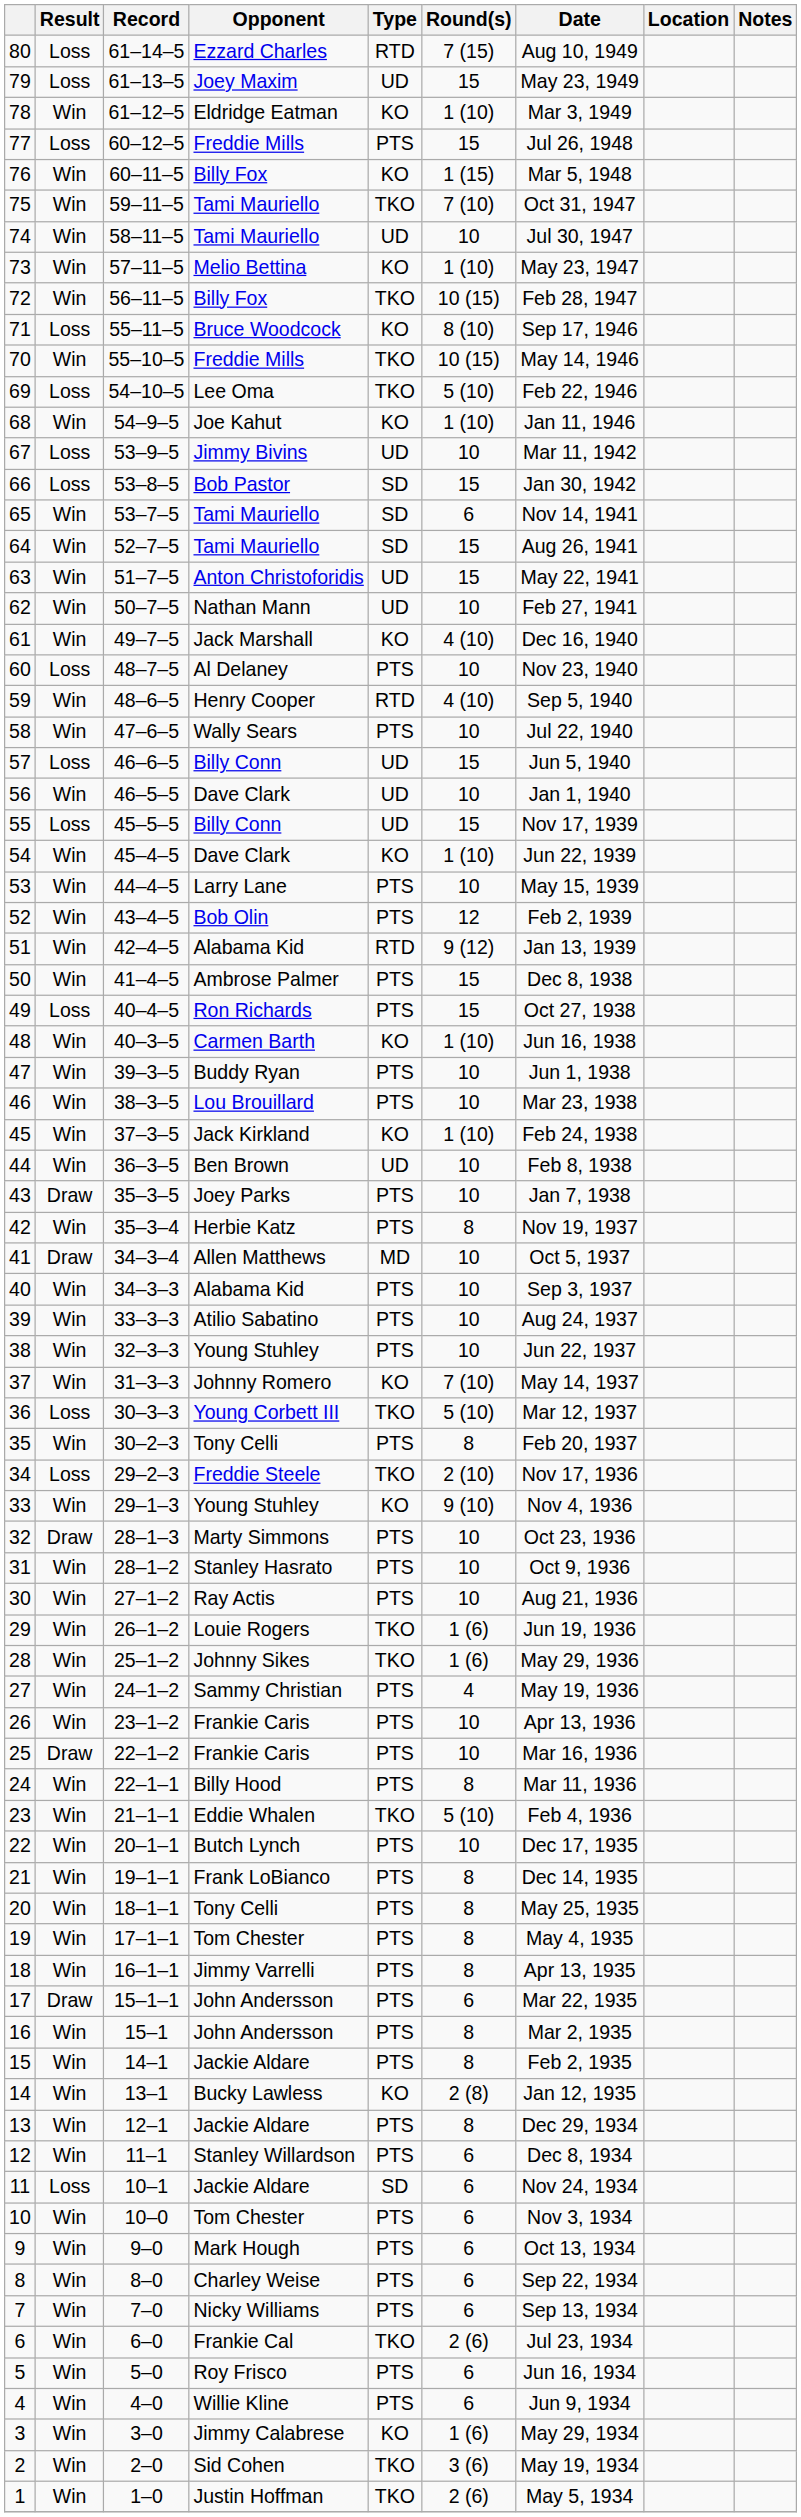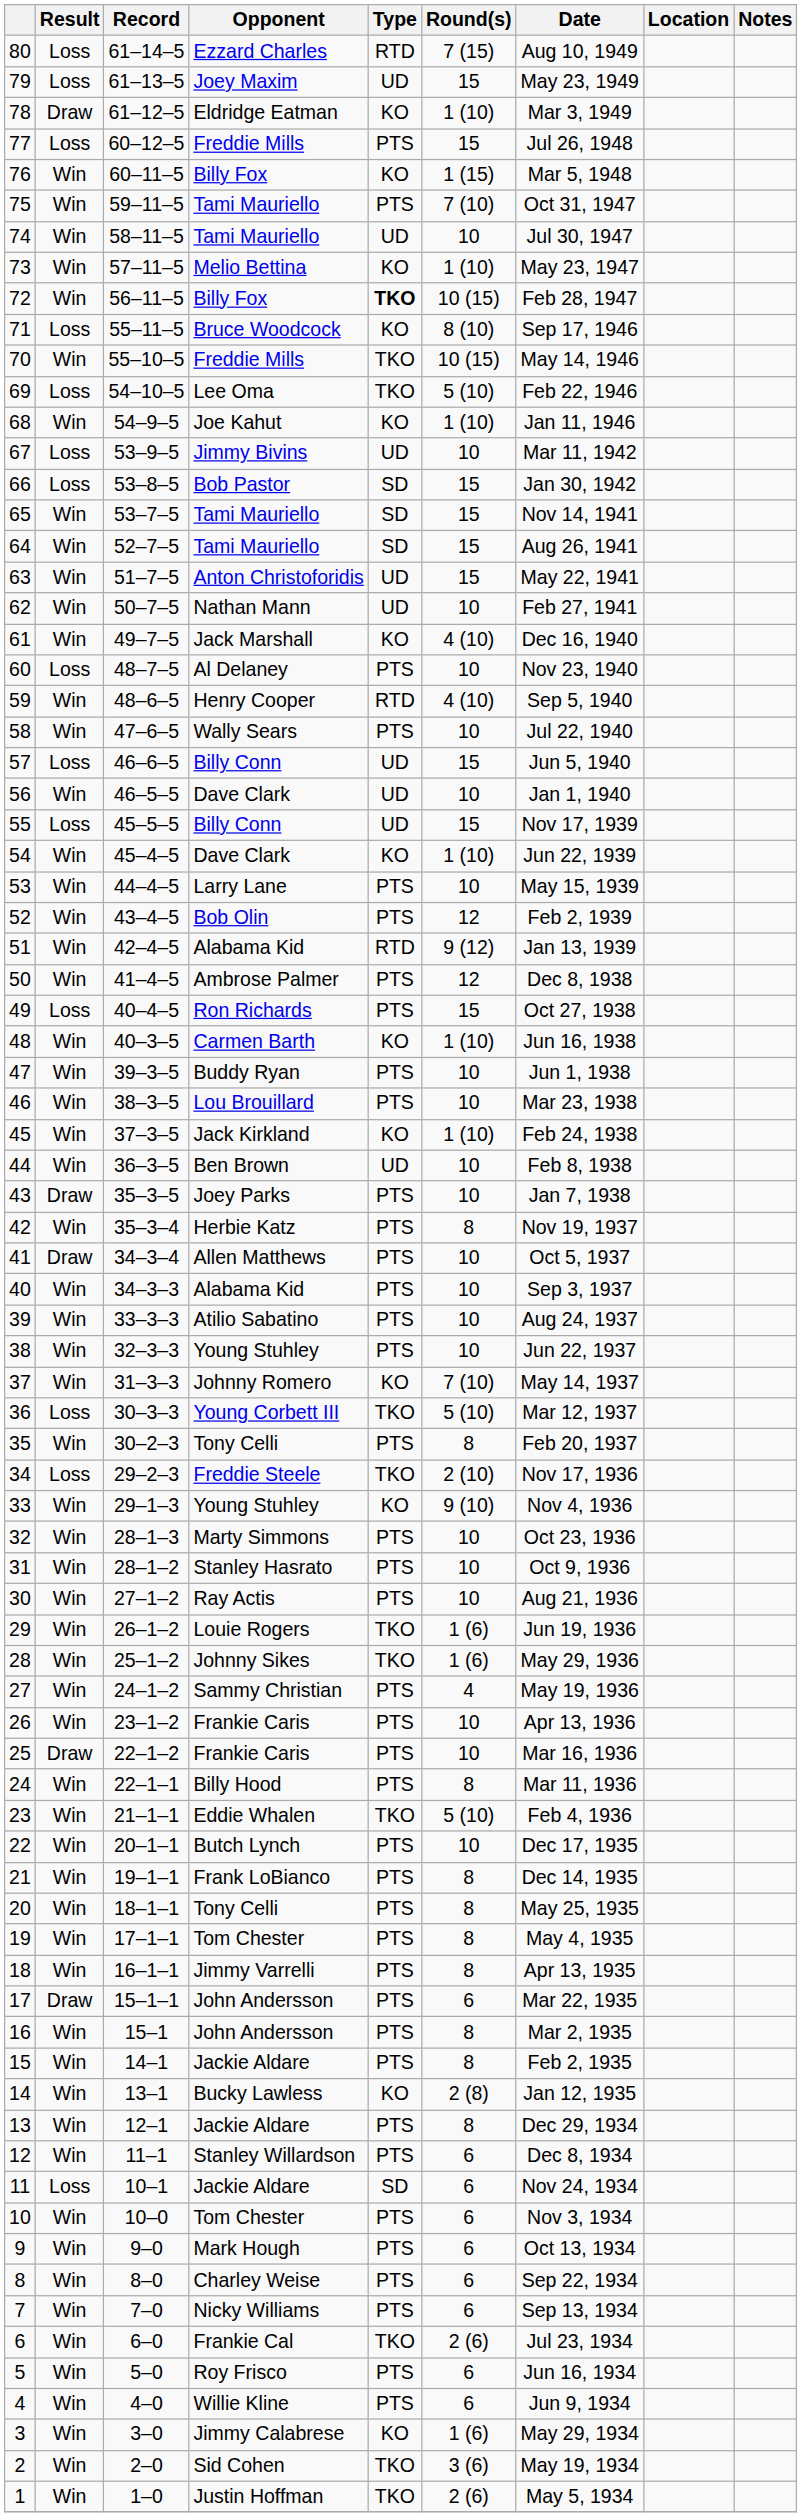(70, 112) Win -> (70, 112) Draw
(395, 205) TKO -> (395, 205) PTS
(395, 298) normal -> (395, 298) bold
(469, 515) 6 -> (469, 515) 15
(469, 979) 15 -> (469, 979) 12
(395, 1258) MD -> (395, 1258) PTS
(70, 1536) Draw -> (70, 1536) Win
